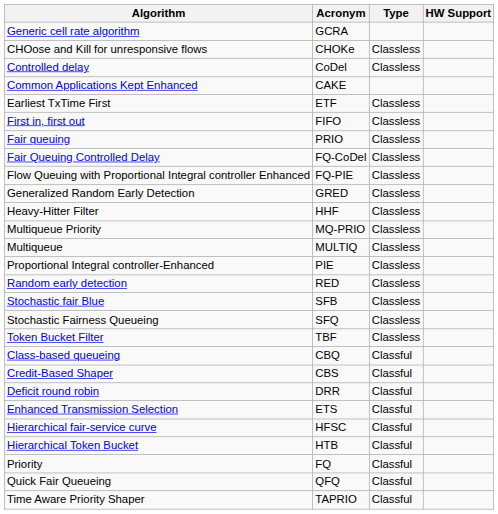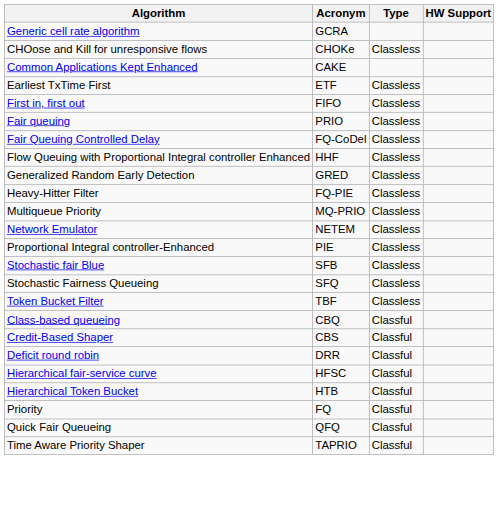- row: (48, 67)
(334, 175) FQ-PIE -> (327, 157) HHF
(327, 211) HHF -> (334, 193) FQ-PIE
- row: (35, 247)
+ row: (52, 229)
- row: (67, 283)
- row: (93, 409)
